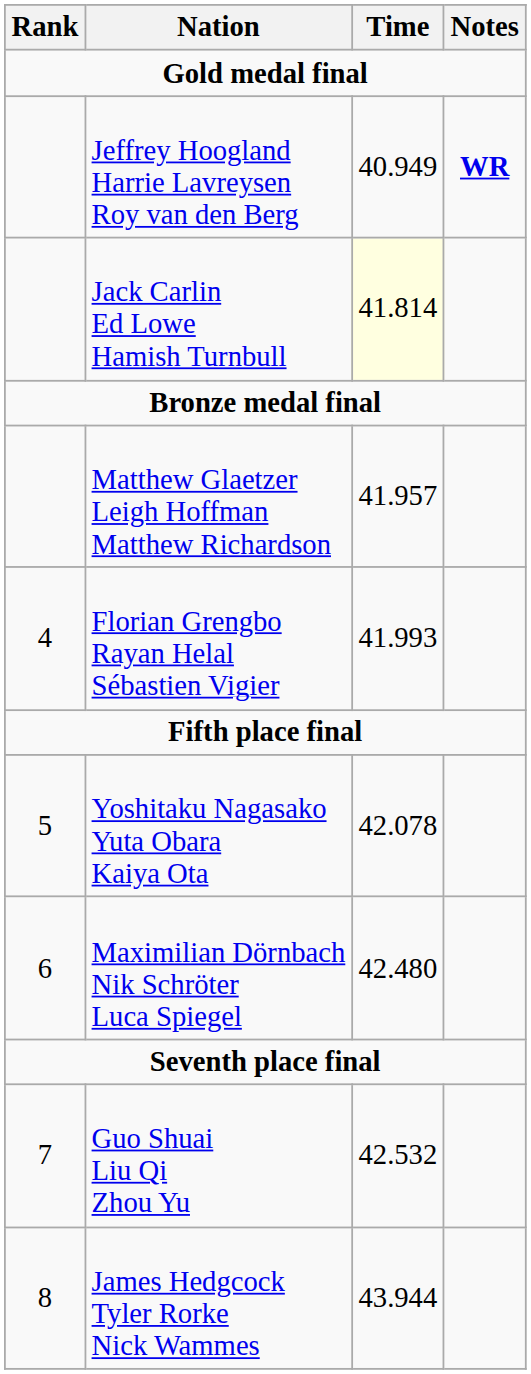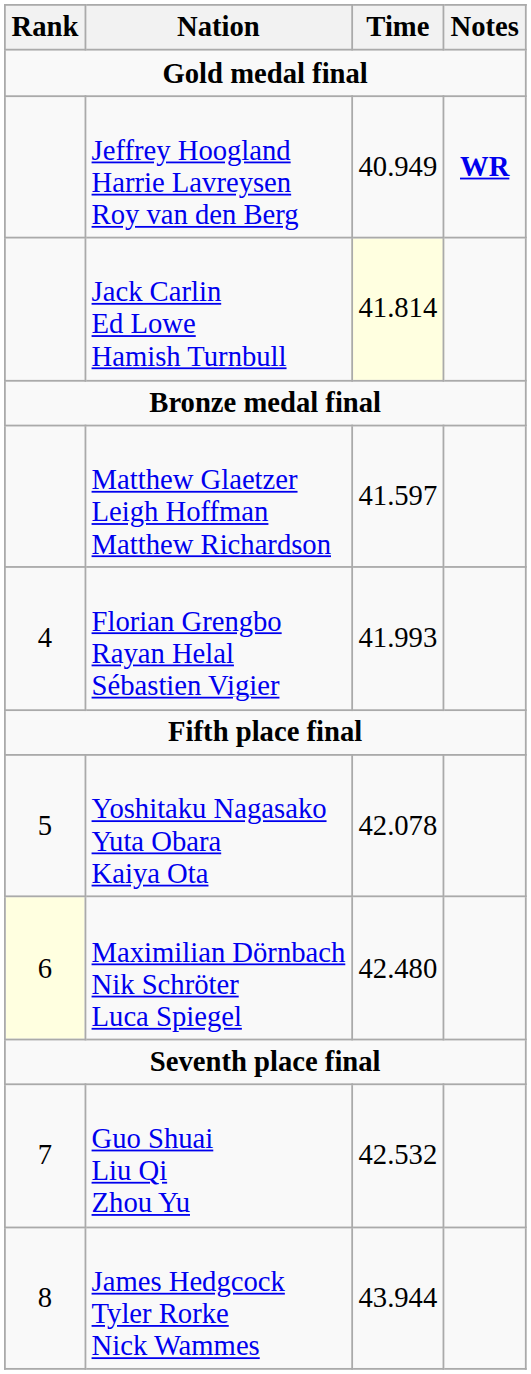(398, 495) 41.957 -> (398, 495) 41.597
(45, 967) no background -> (45, 967) lightyellow background
